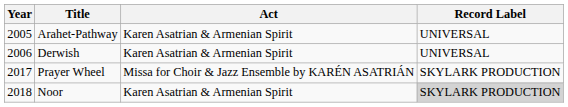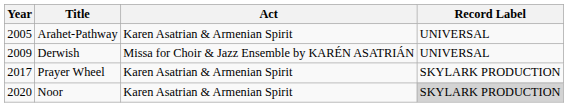(20, 53) 2006 -> (20, 53) 2009
(208, 53) Karen Asatrian & Armenian Spirit -> (269, 53) Missa for Choir & Jazz Ensemble by KARÉN ASATRIÁN
(269, 72) Missa for Choir & Jazz Ensemble by KARÉN ASATRIÁN -> (208, 72) Karen Asatrian & Armenian Spirit
(20, 92) 2018 -> (20, 92) 2020
